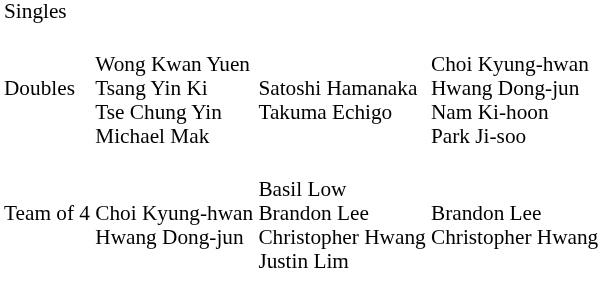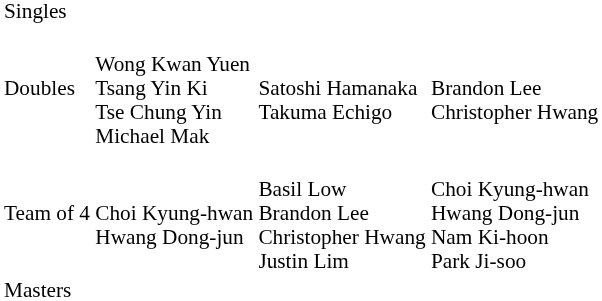(510, 99) Choi Kyung-hwan Hwang Dong-jun Nam Ki-hoon Park Ji-soo -> (515, 99) Brandon Lee Christopher Hwang
(515, 224) Brandon Lee Christopher Hwang -> (510, 224) Choi Kyung-hwan Hwang Dong-jun Nam Ki-hoon Park Ji-soo
+ row: (38, 290)
